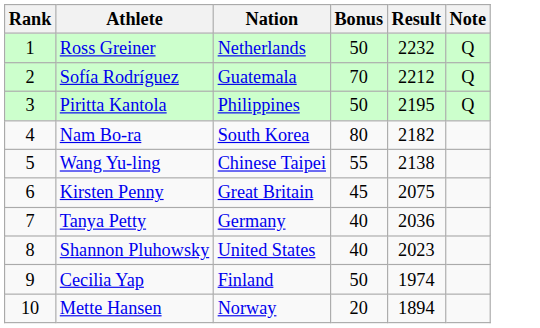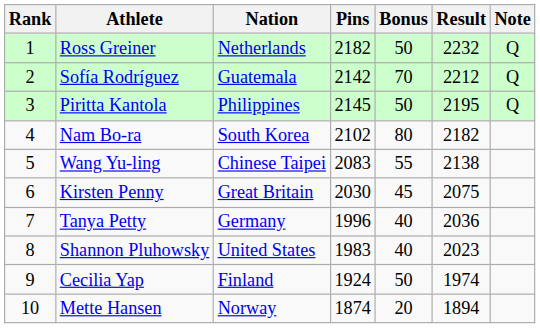+ column: (353, 18)
